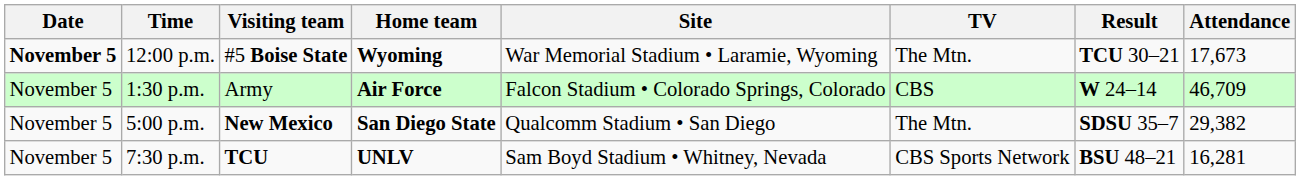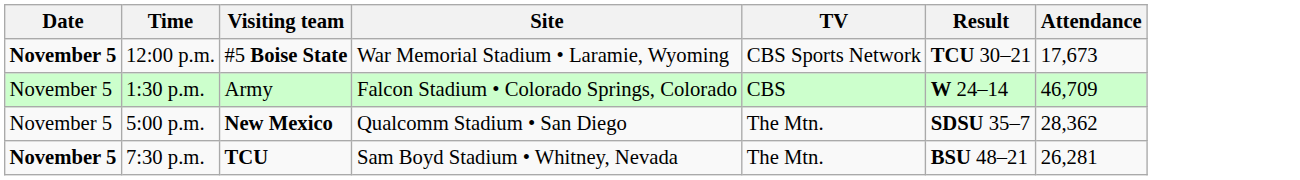- column: (426, 21)
(934, 55) The Mtn. -> (834, 55) CBS Sports Network
(1218, 123) 29,382 -> (1069, 123) 28,362
(61, 158) normal -> (63, 158) bold
(982, 158) CBS Sports Network -> (785, 158) The Mtn.
(1218, 158) 16,281 -> (1069, 158) 26,281
